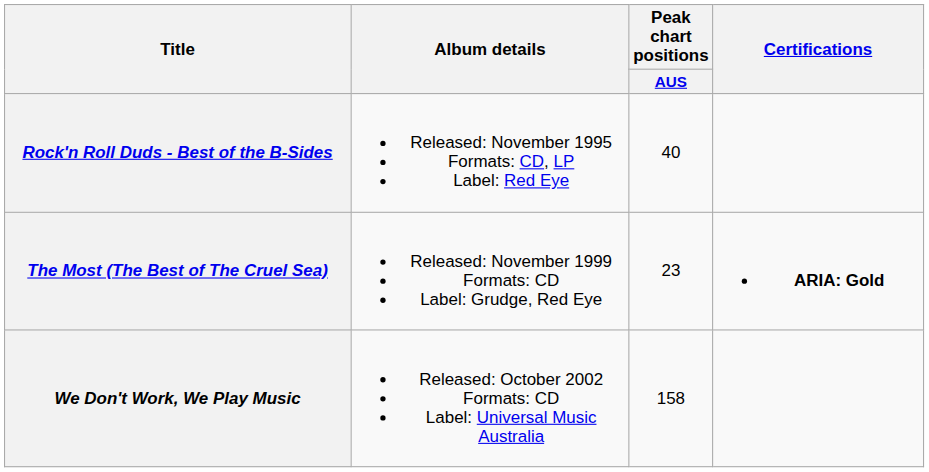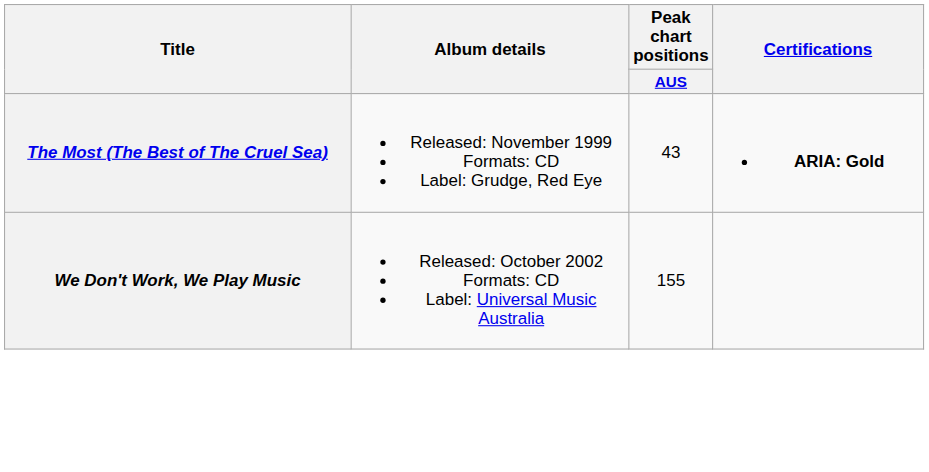- row: (178, 152)
(671, 270) 23 -> (671, 152) 43
(671, 398) 158 -> (671, 280) 155
